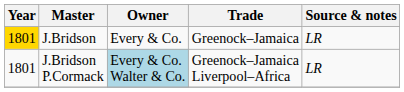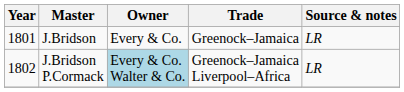(22, 37) gold background -> (22, 37) no background
(22, 68) 1801 -> (22, 68) 1802
